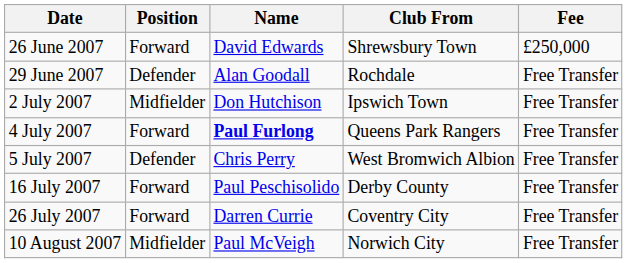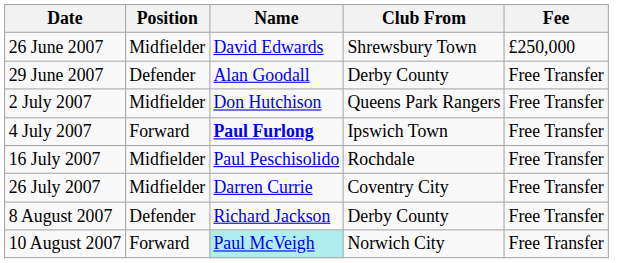(159, 46) Forward -> (167, 46) Midfielder
(381, 74) Rochdale -> (398, 74) Derby County
(398, 103) Ipswich Town -> (424, 103) Queens Park Rangers
(424, 131) Queens Park Rangers -> (398, 131) Ipswich Town
- row: (50, 159)
(159, 187) Forward -> (167, 159) Midfielder
(398, 187) Derby County -> (381, 159) Rochdale
(159, 215) Forward -> (167, 187) Midfielder
+ row: (60, 215)
(167, 243) Midfielder -> (159, 243) Forward
(264, 243) no background -> (264, 243) paleturquoise background
